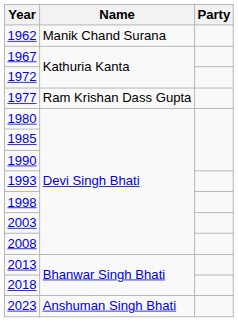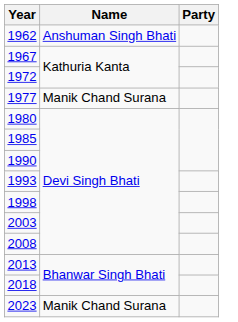(104, 35) Manik Chand Surana -> (109, 35) Anshuman Singh Bhati
(117, 98) Ram Krishan Dass Gupta -> (104, 98) Manik Chand Surana
(109, 306) Anshuman Singh Bhati -> (104, 306) Manik Chand Surana
